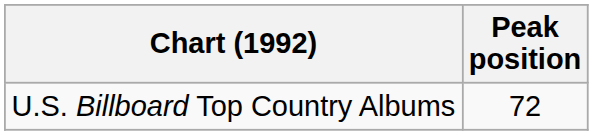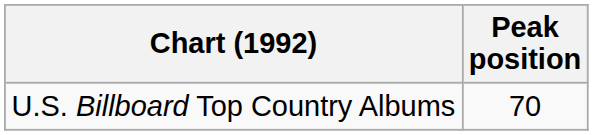(525, 105) 72 -> (525, 105) 70
